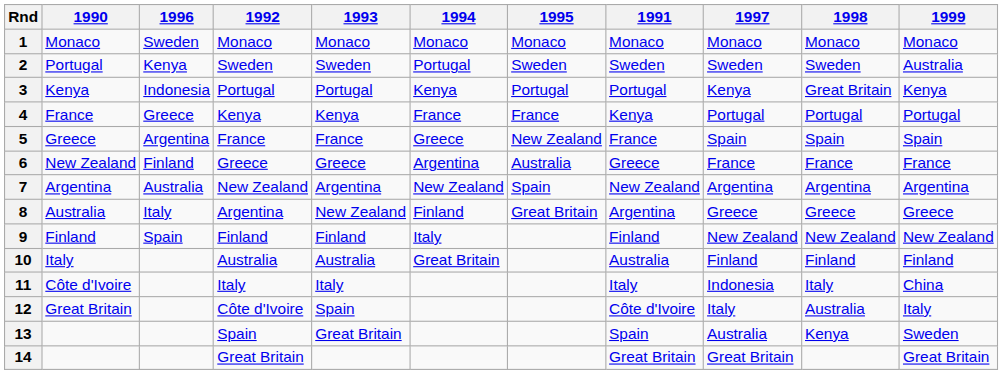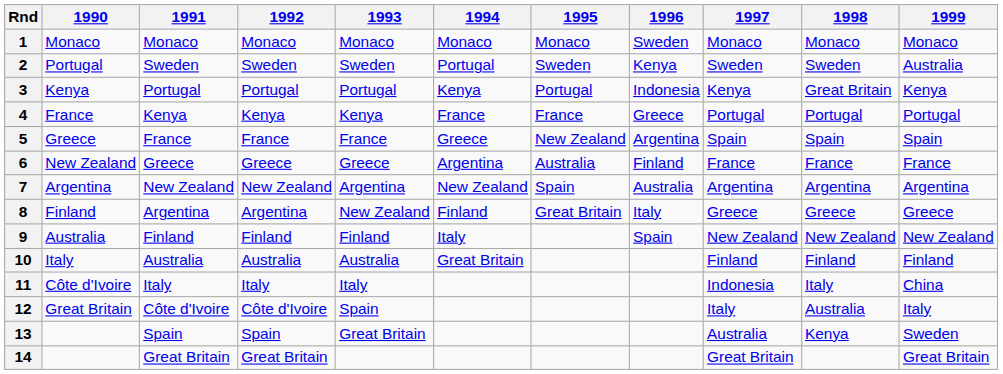columns swapped: (654, 17) <-> (177, 17)
(75, 212) Australia -> (71, 212) Finland
(71, 236) Finland -> (75, 236) Australia
